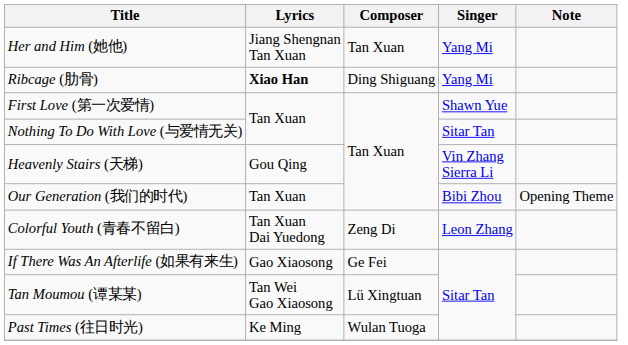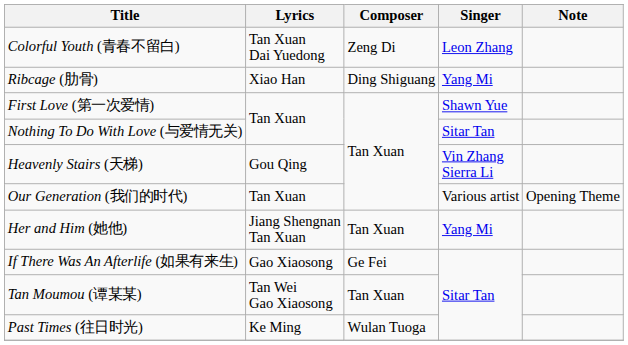rows swapped: (67, 46) <-> (94, 229)
(279, 79) bold -> (277, 79) normal
(472, 196) Bibi Zhou -> (481, 196) Various artist
(384, 294) Lü Xingtuan -> (376, 294) Tan Xuan
